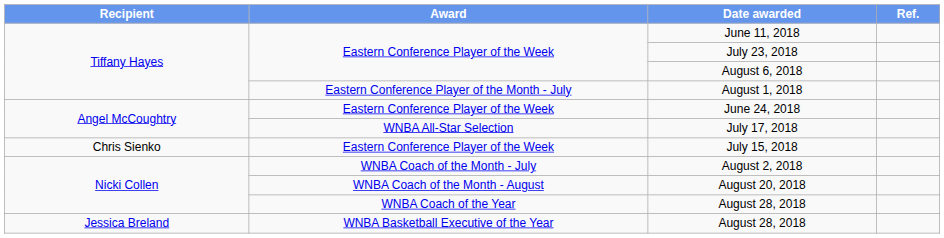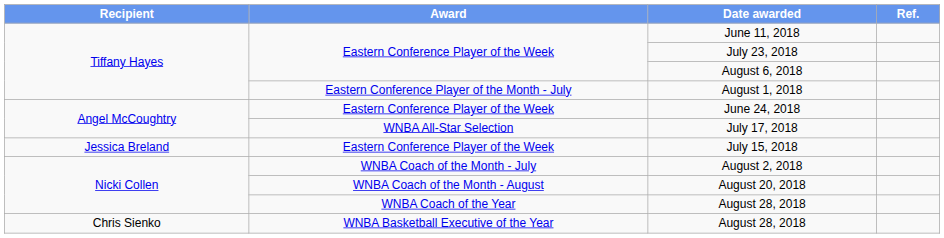(127, 147) Chris Sienko -> (127, 147) Jessica Breland
(127, 223) Jessica Breland -> (127, 223) Chris Sienko
